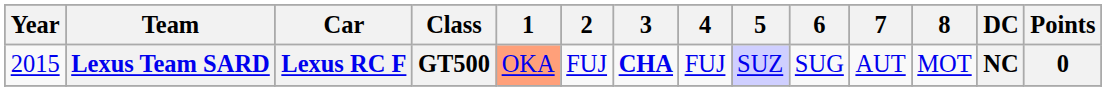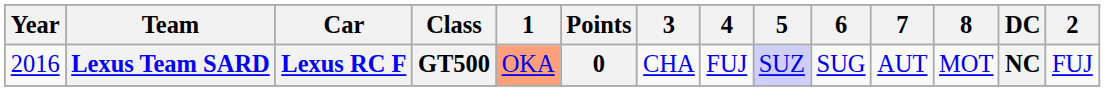columns swapped: (587, 24) <-> (1063, 24)
(35, 64) 2015 -> (35, 64) 2016
(646, 64) bold -> (669, 64) normal
